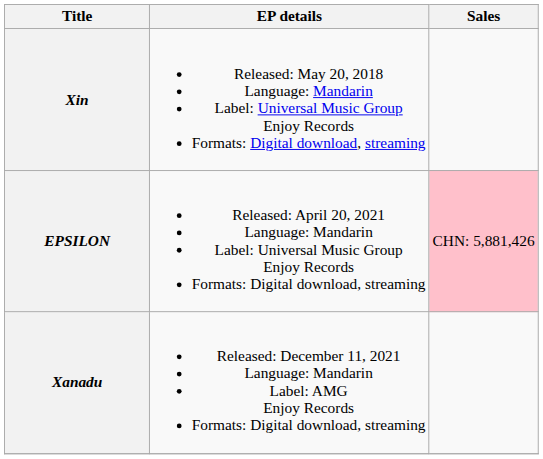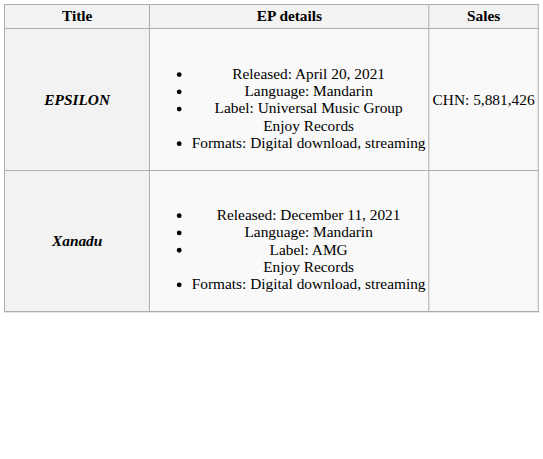- row: (77, 99)
(484, 241) pink background -> (484, 99) no background
